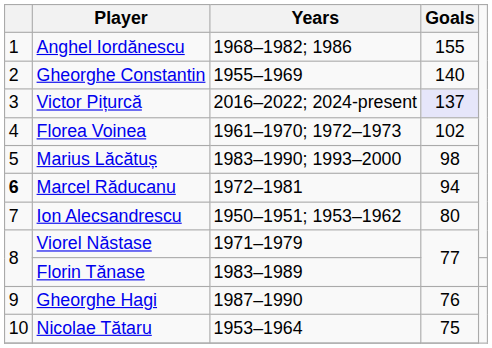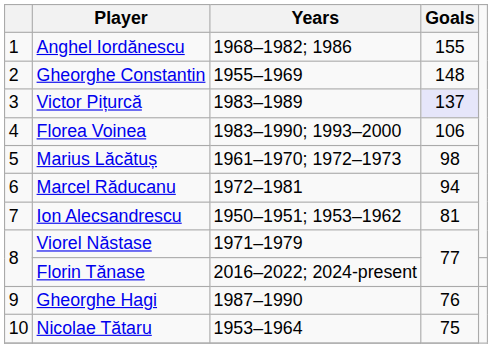(450, 74) 140 -> (450, 74) 148
(315, 103) 2016–2022; 2024-present -> (258, 103) 1983–1989
(307, 131) 1961–1970; 1972–1973 -> (307, 131) 1983–1990; 1993–2000
(450, 131) 102 -> (450, 131) 106
(307, 159) 1983–1990; 1993–2000 -> (307, 159) 1961–1970; 1972–1973
(14, 187) bold -> (14, 187) normal
(450, 215) 80 -> (450, 215) 81
(258, 272) 1983–1989 -> (315, 272) 2016–2022; 2024-present
